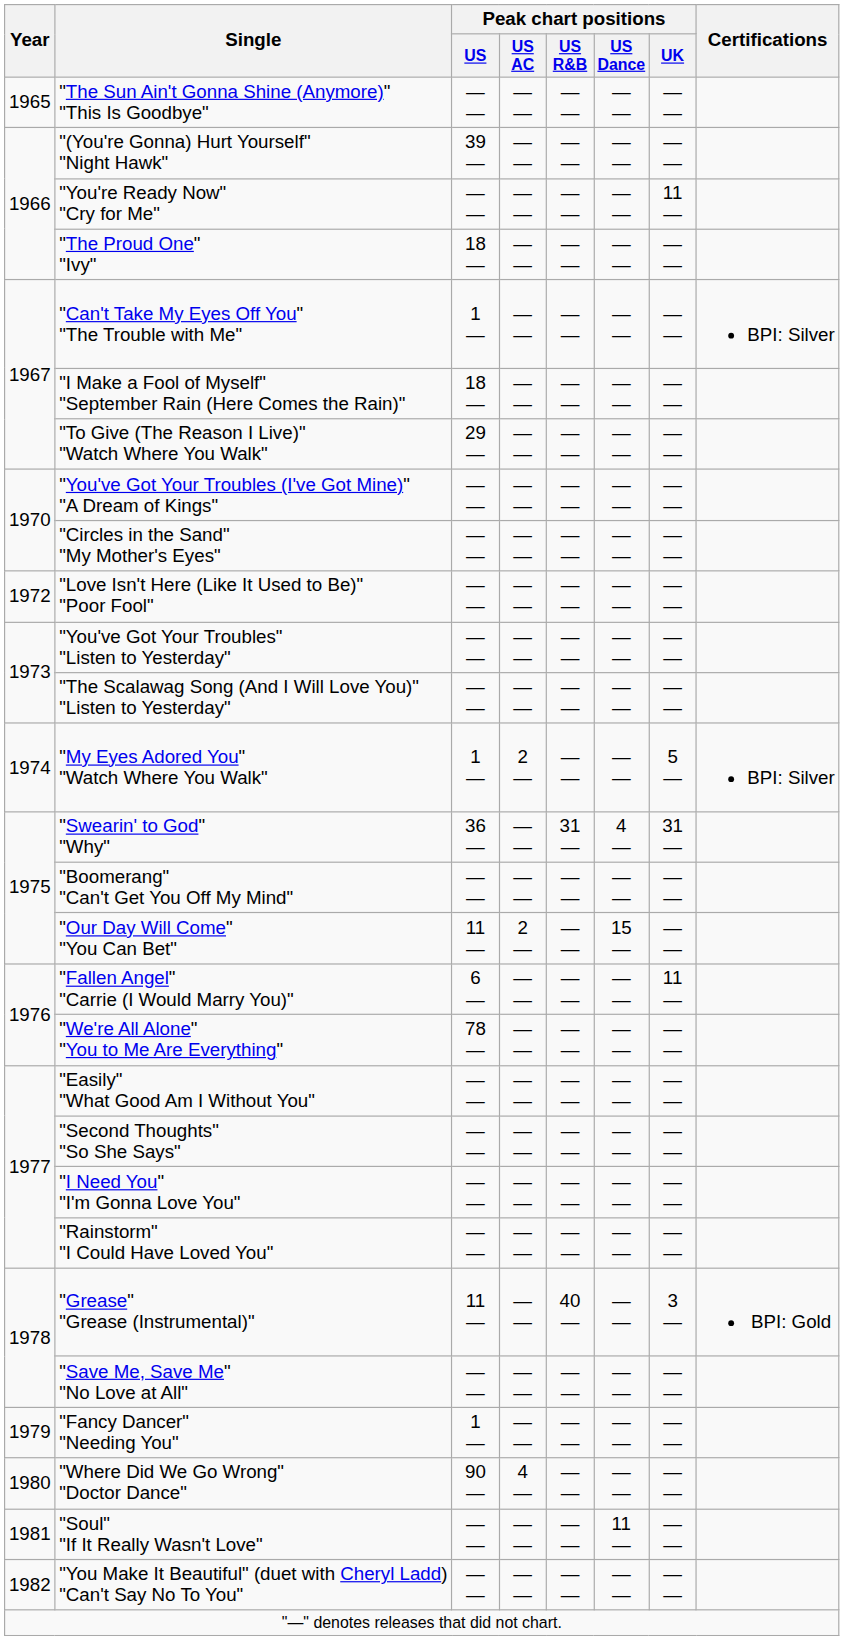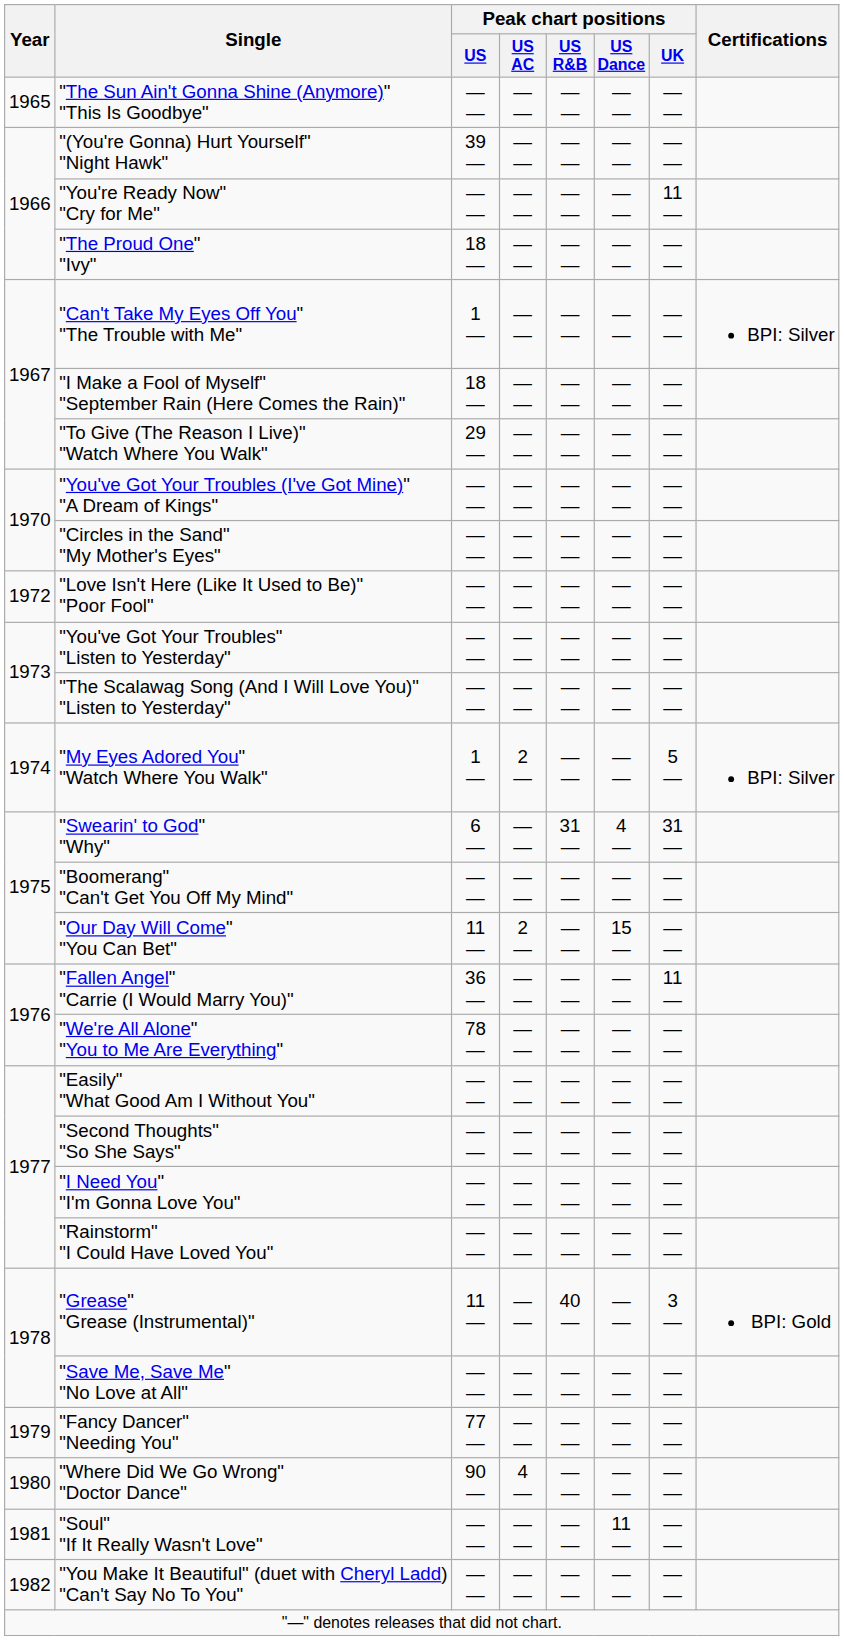(475, 836) 36 — -> (475, 836) 6 —
(475, 989) 6 — -> (475, 989) 36 —
(475, 1432) 1 — -> (475, 1432) 77 —
